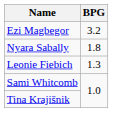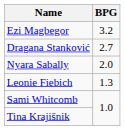+ row: (48, 47)
(94, 47) 1.8 -> (106, 64) 2.0
